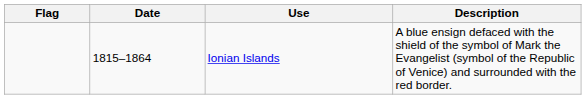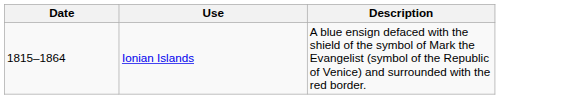- column: (47, 13)
